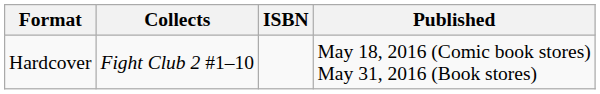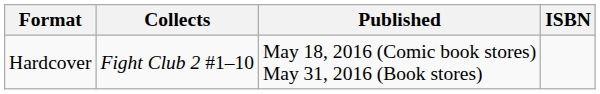columns swapped: (454, 19) <-> (286, 19)
